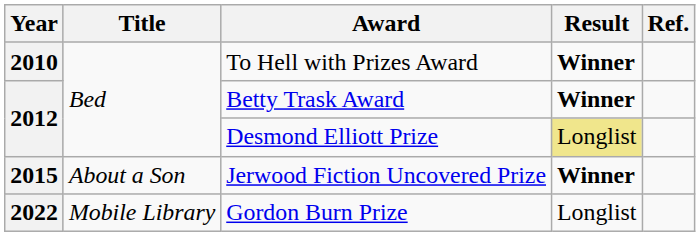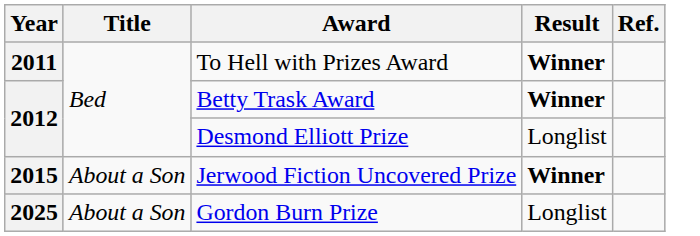(34, 61) 2010 -> (34, 61) 2011
(597, 136) khaki background -> (567, 136) no background
(34, 212) 2022 -> (34, 212) 2025
(142, 212) Mobile Library -> (127, 212) About a Son
